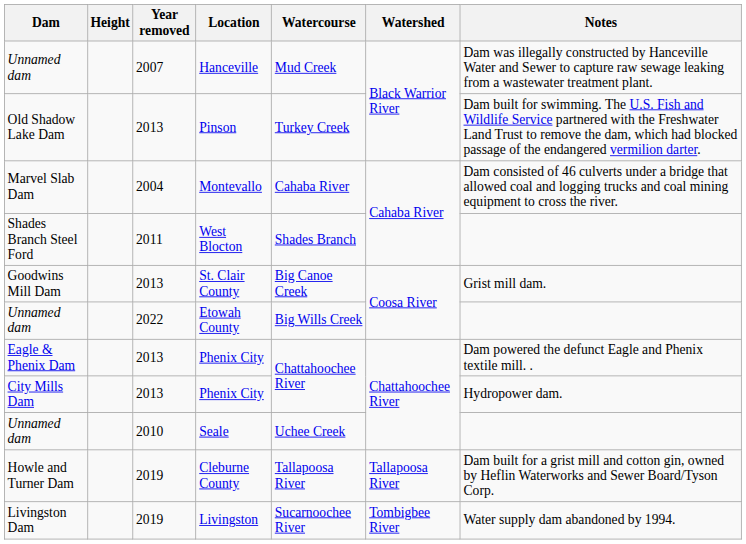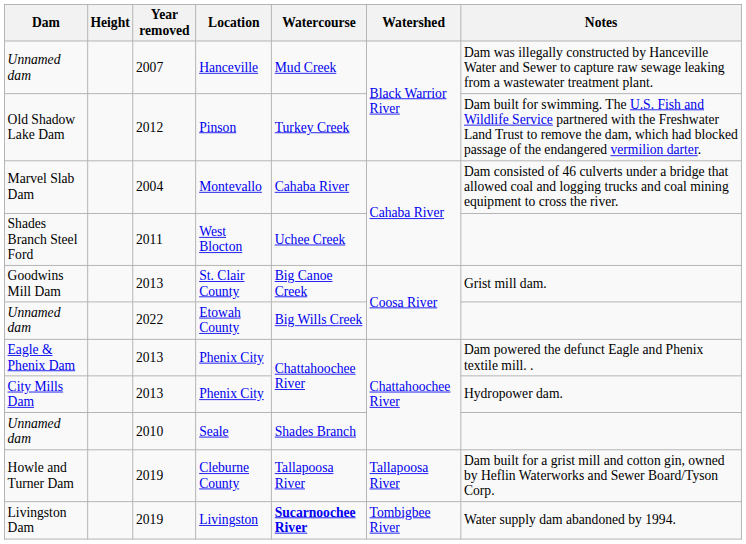(150, 127) 2013 -> (150, 127) 2012
(315, 239) Shades Branch -> (310, 239) Uchee Creek
(310, 431) Uchee Creek -> (315, 431) Shades Branch
(313, 520) normal -> (315, 520) bold
